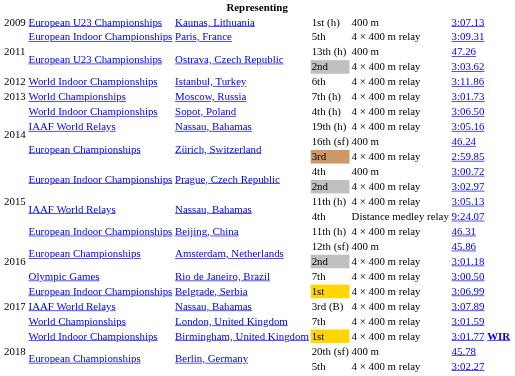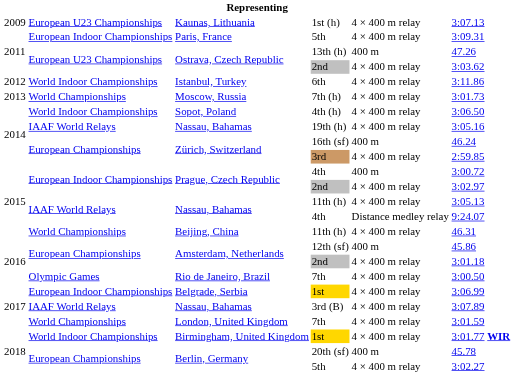(365, 22) 400 m -> (386, 22) 4 × 400 m relay
(100, 231) European Indoor Championships -> (77, 231) World Championships
